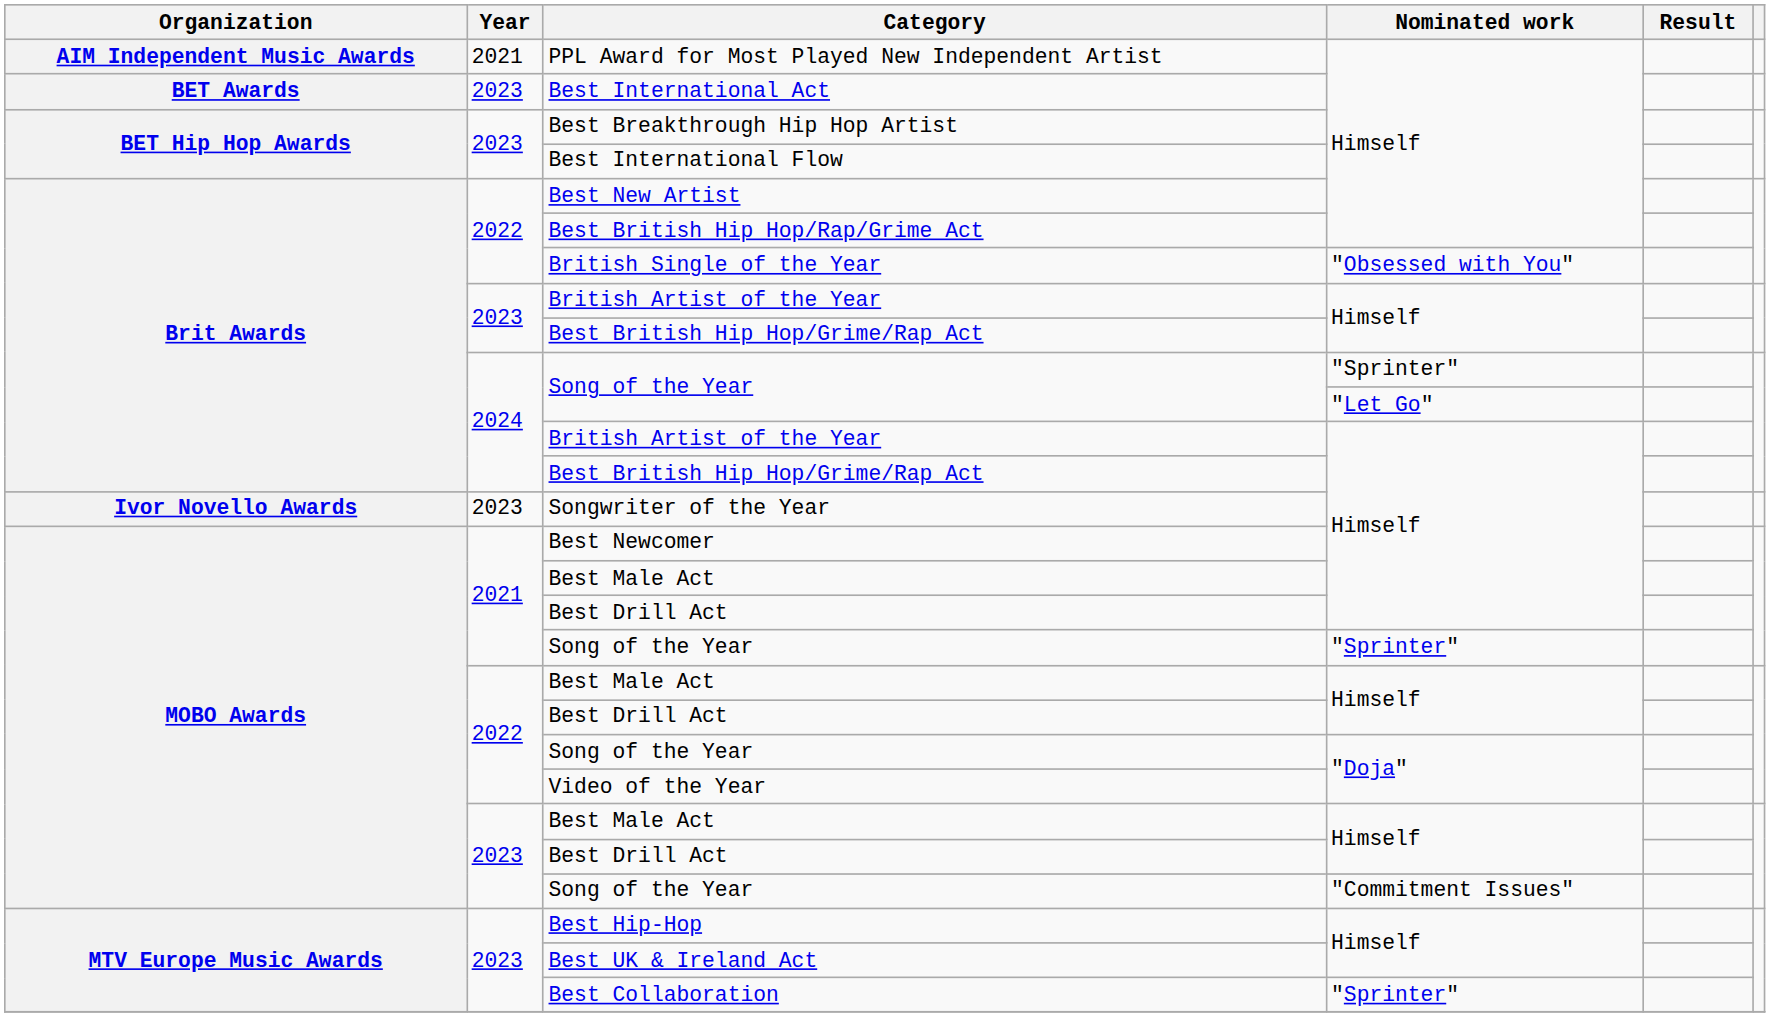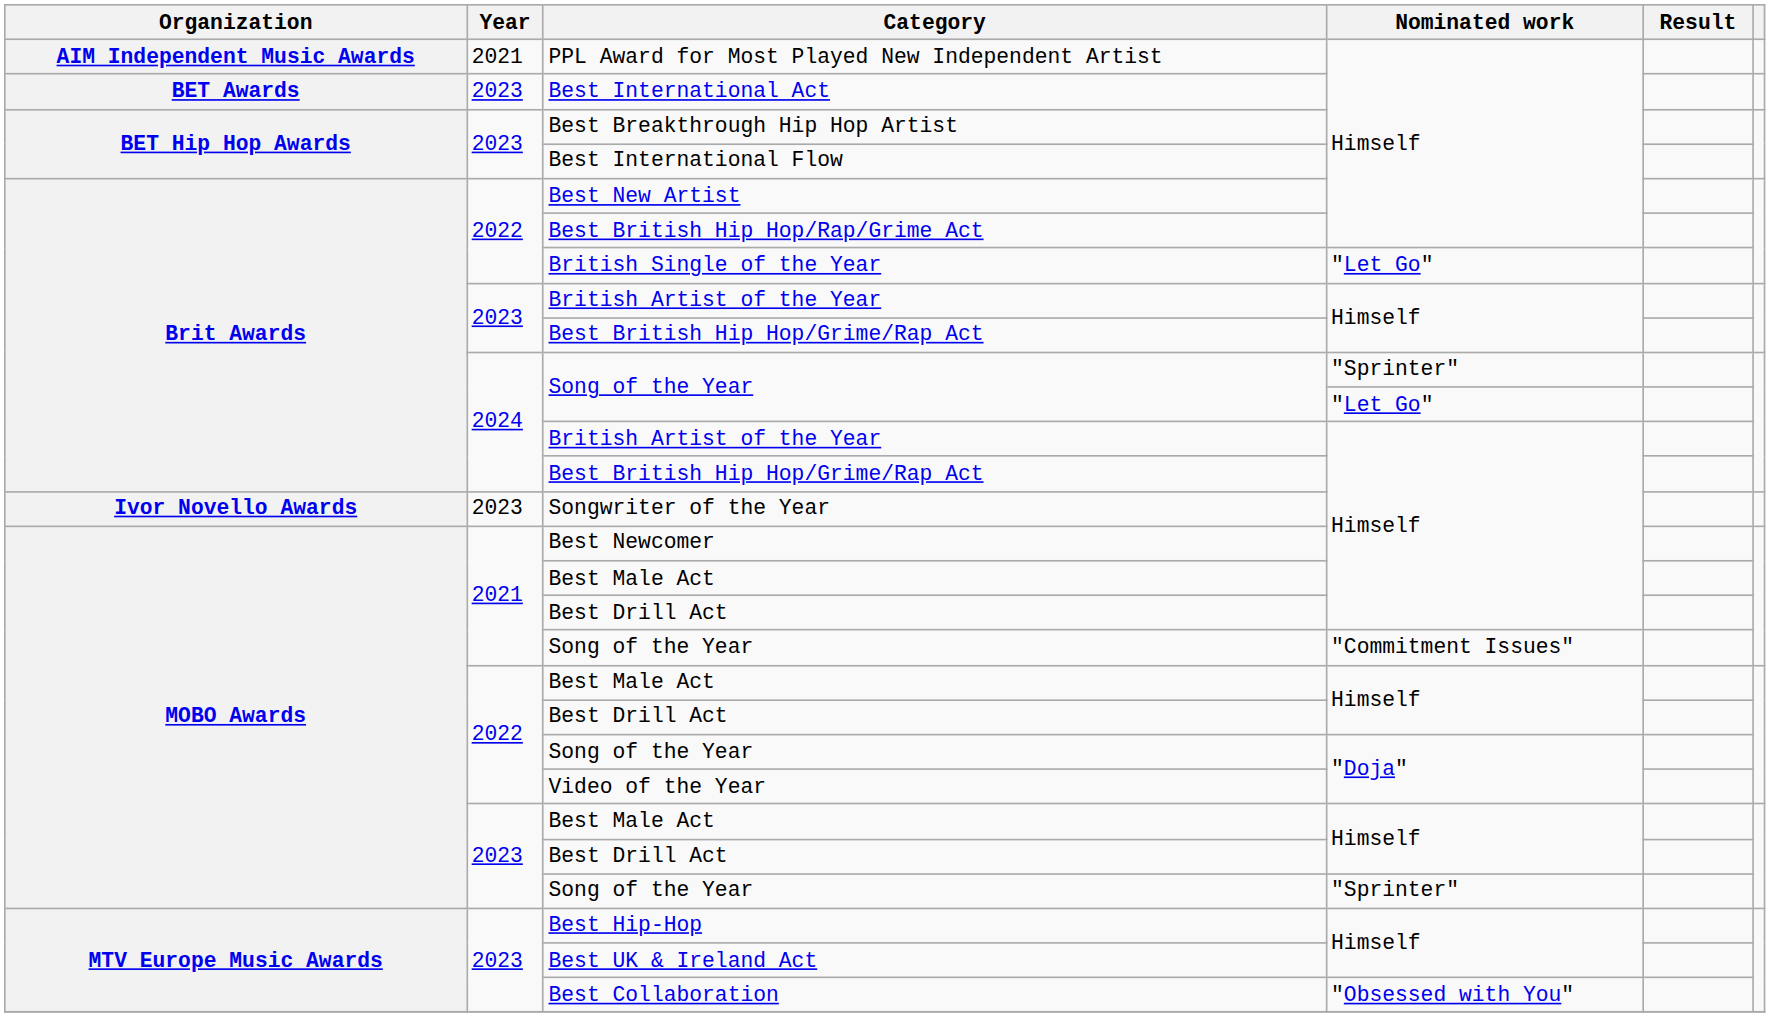(1453, 265) "Obsessed with You" -> (1382, 265) "Let Go"
(1395, 648) "Sprinter" -> (1453, 648) "Commitment Issues"
(1453, 891) "Commitment Issues" -> (1395, 891) "Sprinter"
(1395, 995) "Sprinter" -> (1453, 995) "Obsessed with You"
